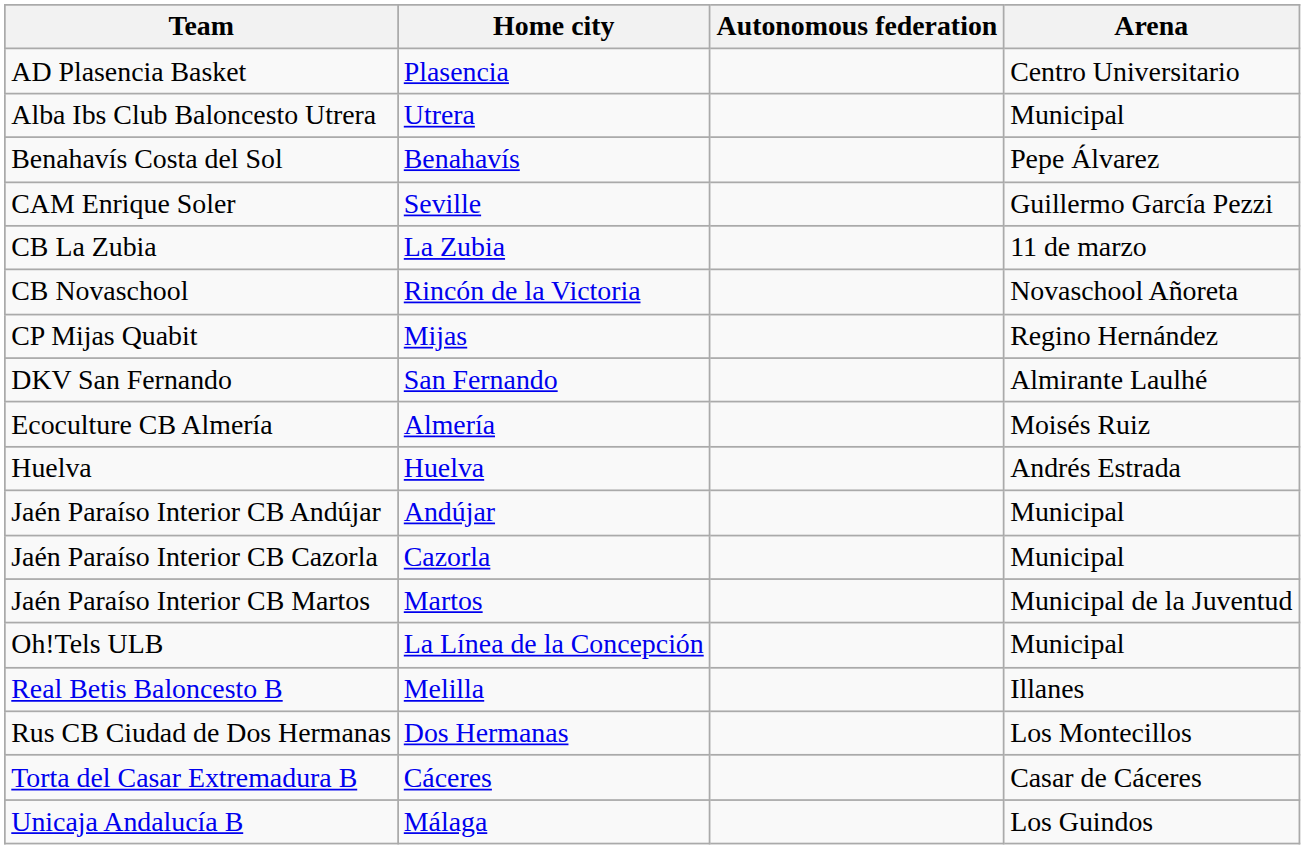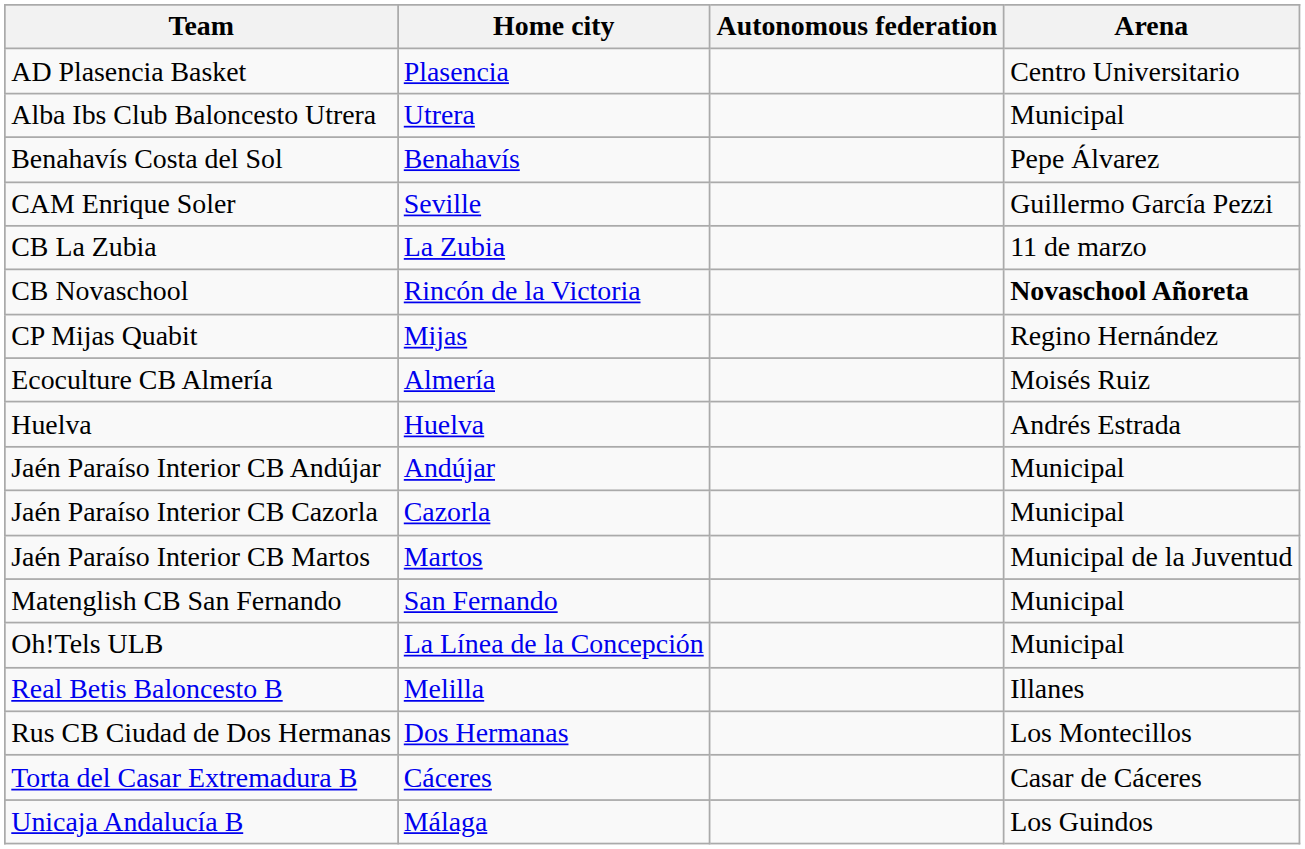(1124, 291) normal -> (1129, 291) bold
- row: (122, 379)
+ row: (176, 600)
